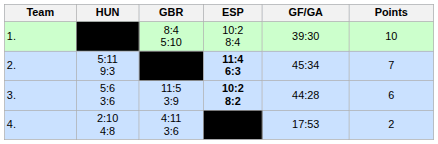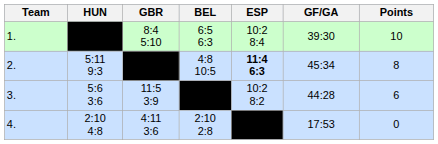+ column: (205, 13)
(391, 65) 7 -> (396, 65) 8
(233, 95) bold -> (257, 95) normal
(391, 124) 2 -> (396, 124) 0
